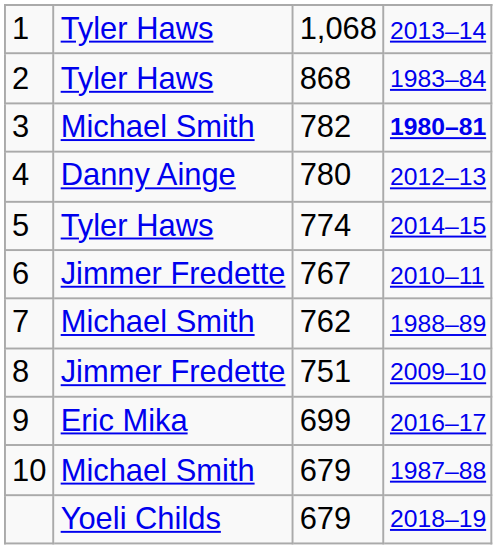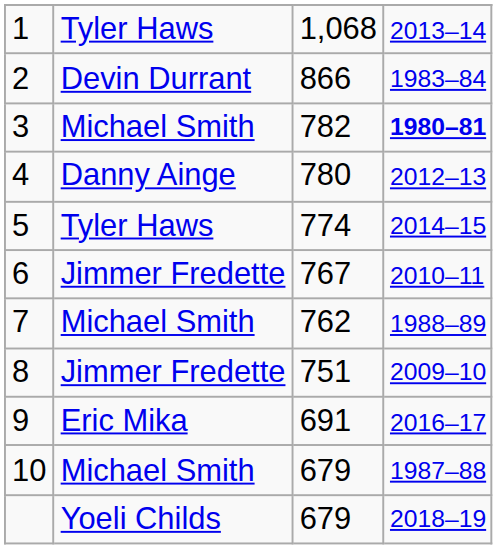(137, 77) Tyler Haws -> (156, 77) Devin Durrant
(325, 77) 868 -> (325, 77) 866
(325, 420) 699 -> (325, 420) 691
